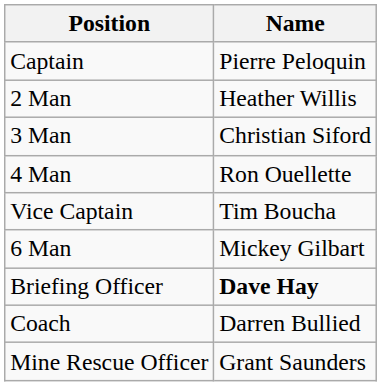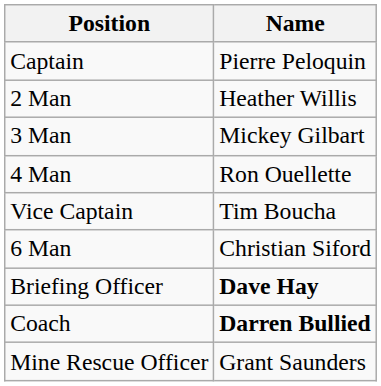(295, 135) Christian Siford -> (292, 135) Mickey Gilbart
(292, 248) Mickey Gilbart -> (295, 248) Christian Siford
(290, 323) normal -> (295, 323) bold
